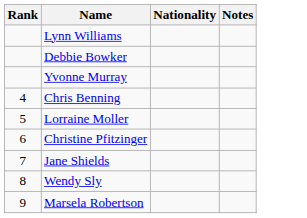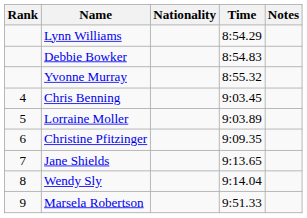+ column: (242, 14)
